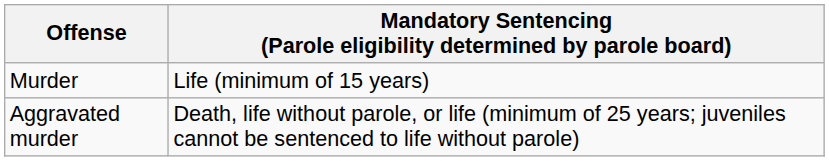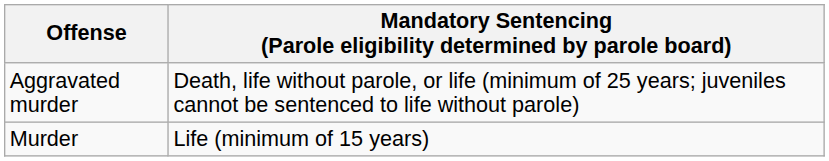rows swapped: (44, 80) <-> (65, 126)
